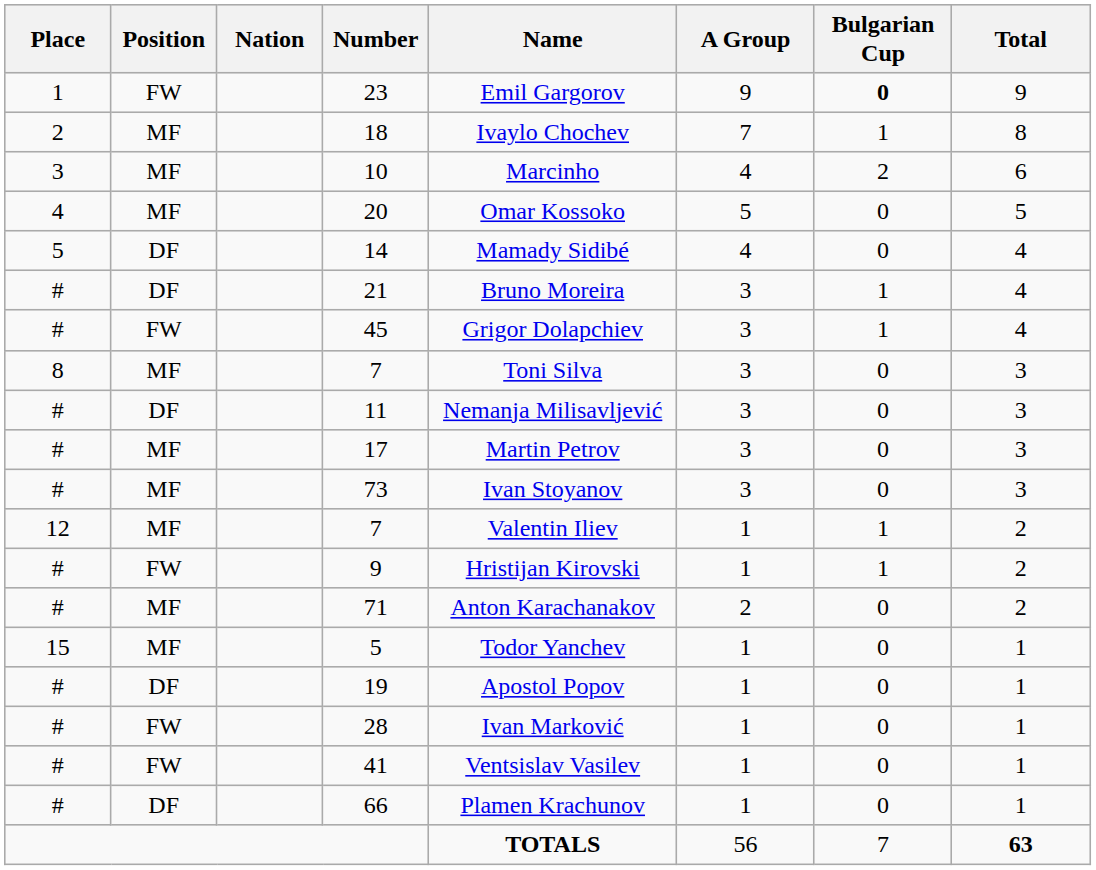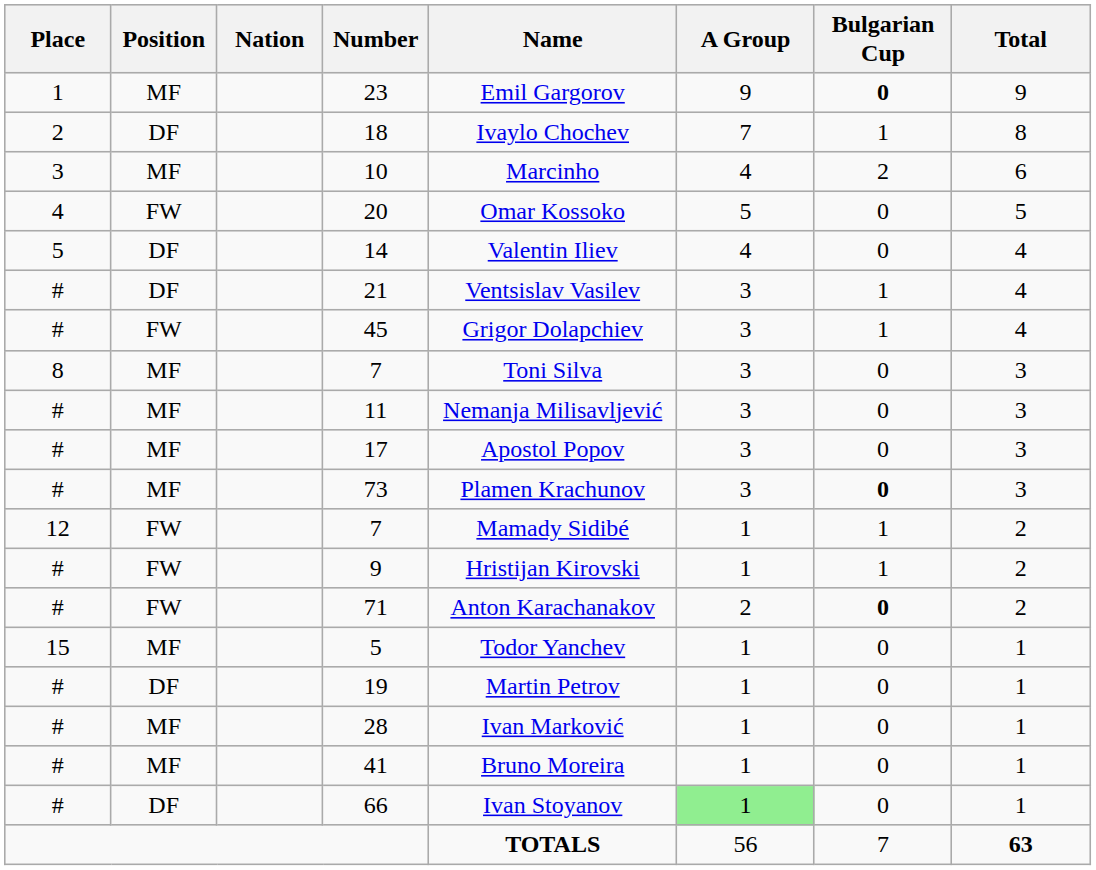(164, 92) FW -> (164, 92) MF
(164, 132) MF -> (164, 132) DF
(164, 211) MF -> (164, 211) FW
(553, 250) Mamady Sidibé -> (553, 250) Valentin Iliev
(553, 290) Bruno Moreira -> (553, 290) Ventsislav Vasilev
(164, 409) DF -> (164, 409) MF
(553, 448) Martin Petrov -> (553, 448) Apostol Popov
(553, 488) Ivan Stoyanov -> (553, 488) Plamen Krachunov
(883, 488) normal -> (883, 488) bold
(164, 528) MF -> (164, 528) FW
(553, 528) Valentin Iliev -> (553, 528) Mamady Sidibé
(164, 607) MF -> (164, 607) FW
(883, 607) normal -> (883, 607) bold
(553, 686) Apostol Popov -> (553, 686) Martin Petrov
(164, 726) FW -> (164, 726) MF
(164, 765) FW -> (164, 765) MF
(553, 765) Ventsislav Vasilev -> (553, 765) Bruno Moreira
(553, 805) Plamen Krachunov -> (553, 805) Ivan Stoyanov
(746, 805) no background -> (746, 805) lightgreen background
